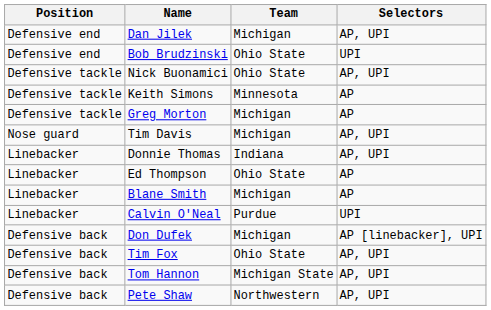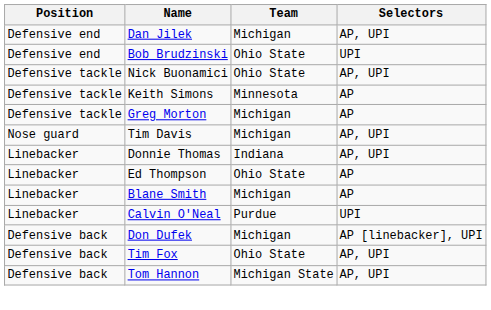- row: (160, 295)
